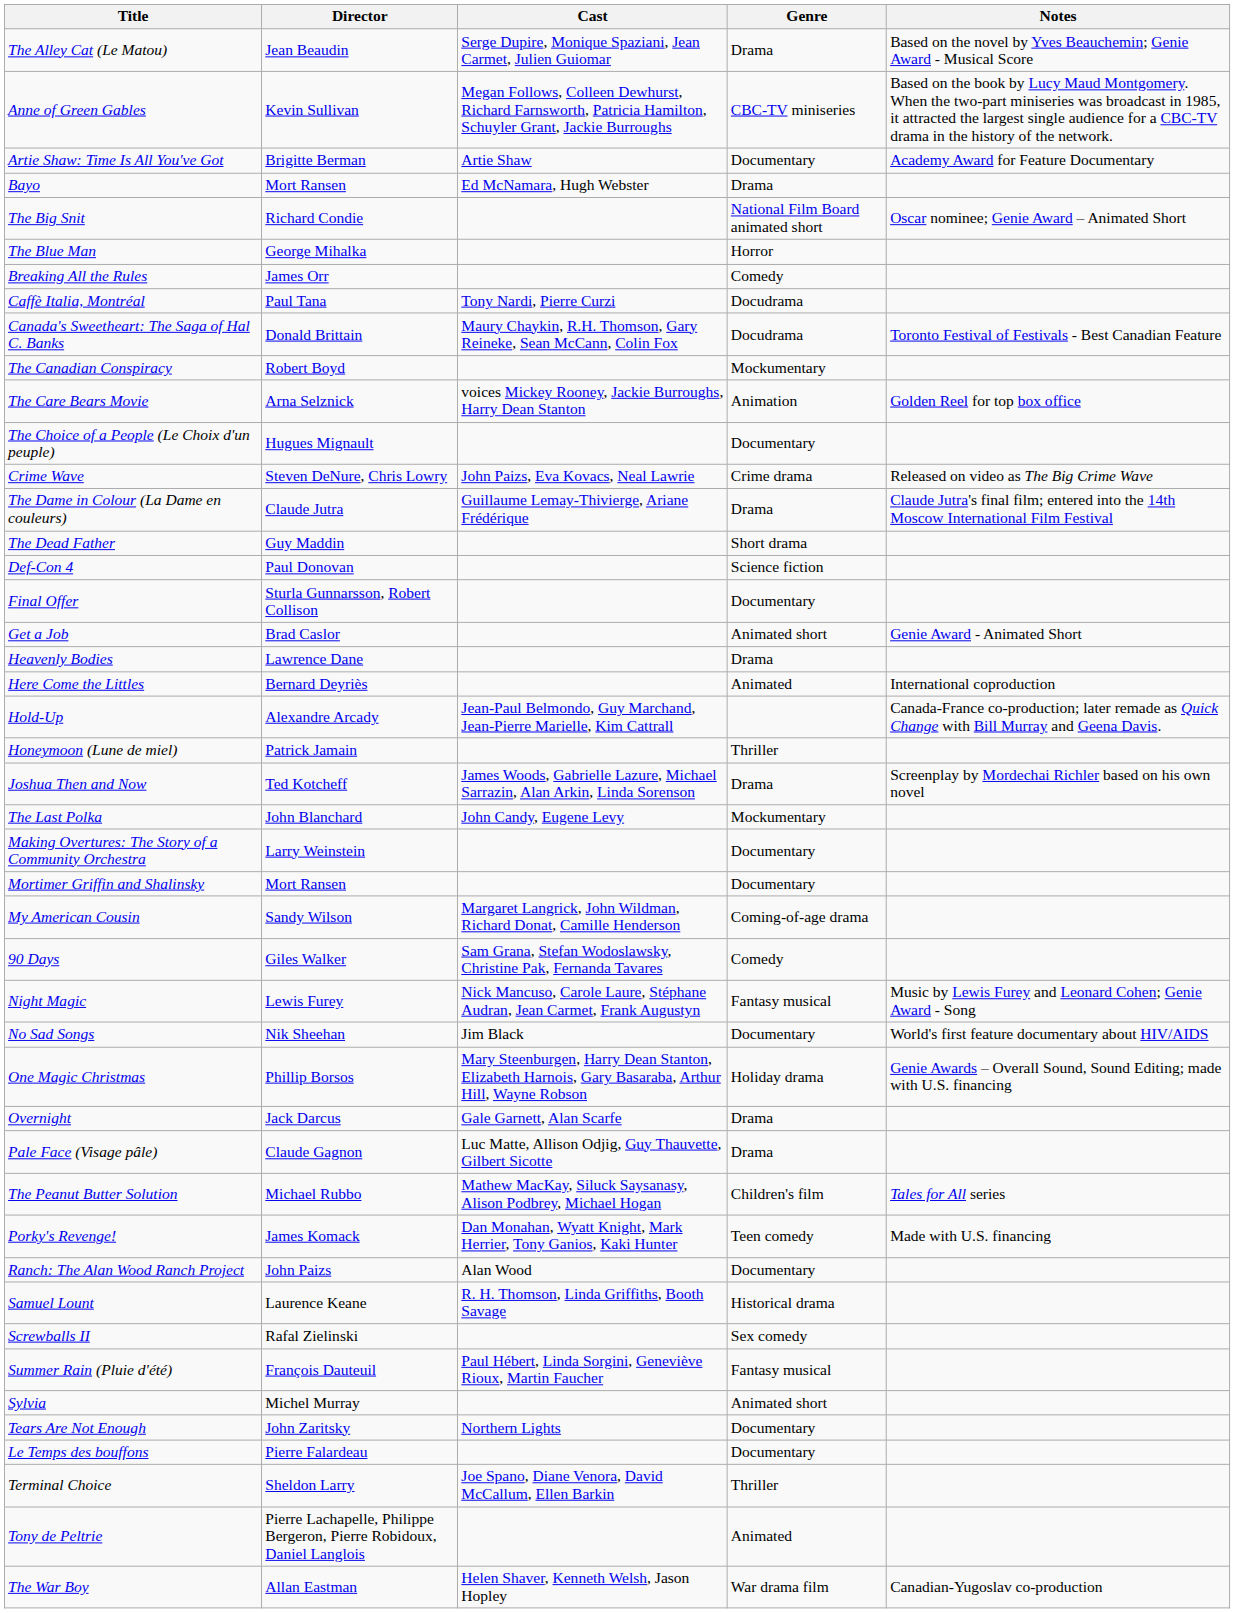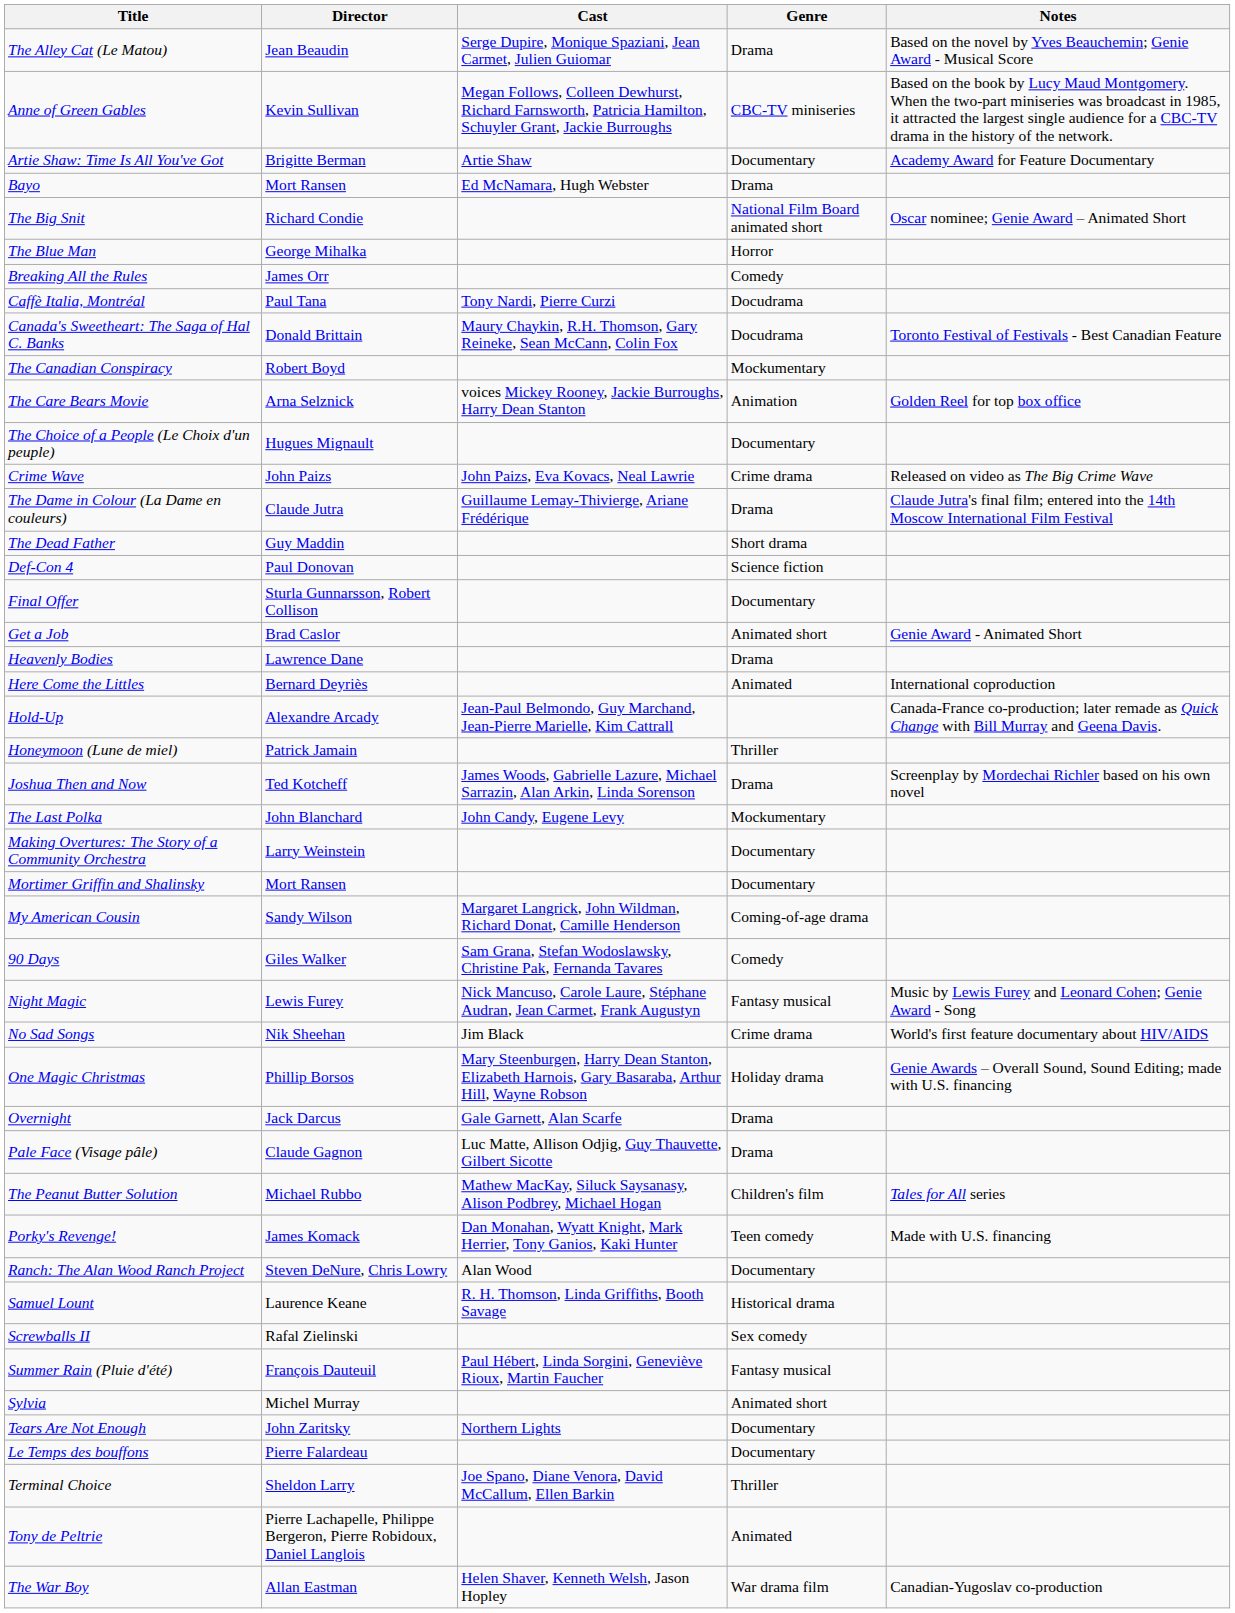(356, 476) Steven DeNure, Chris Lowry -> (298, 476) John Paizs
(773, 1034) Documentary -> (772, 1034) Crime drama
(298, 1269) John Paizs -> (356, 1269) Steven DeNure, Chris Lowry
